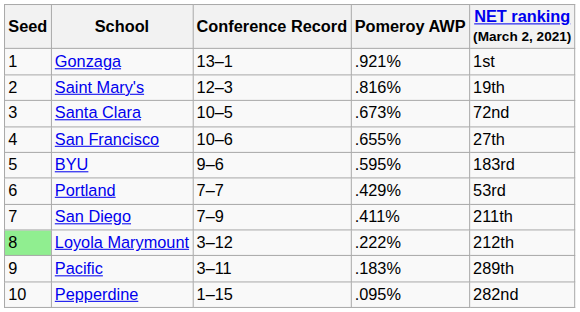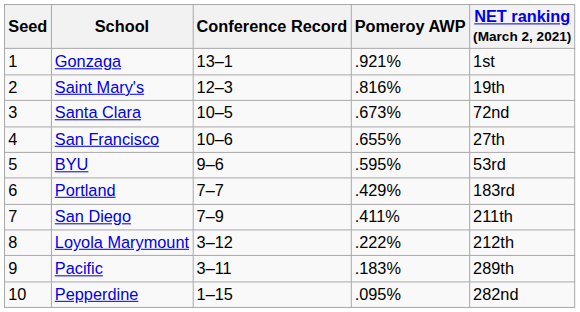(494, 165) 183rd -> (489, 165) 53rd
(489, 191) 53rd -> (494, 191) 183rd
(13, 242) lightgreen background -> (13, 242) no background
